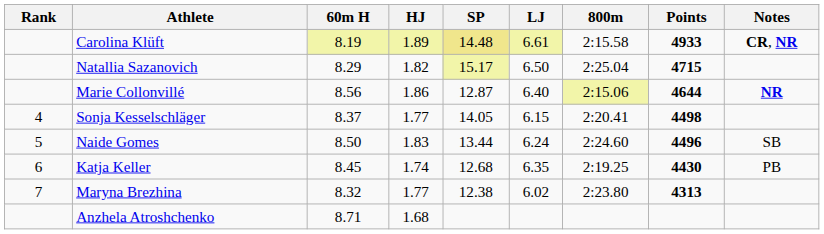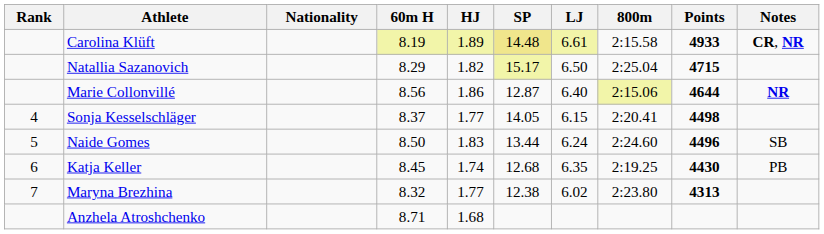+ column: (322, 16)
